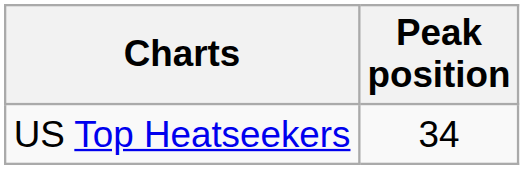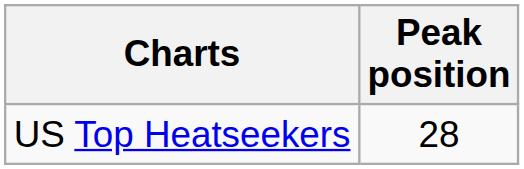(439, 133) 34 -> (439, 133) 28
